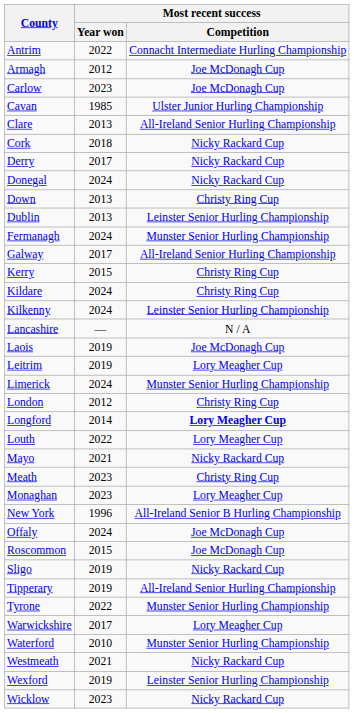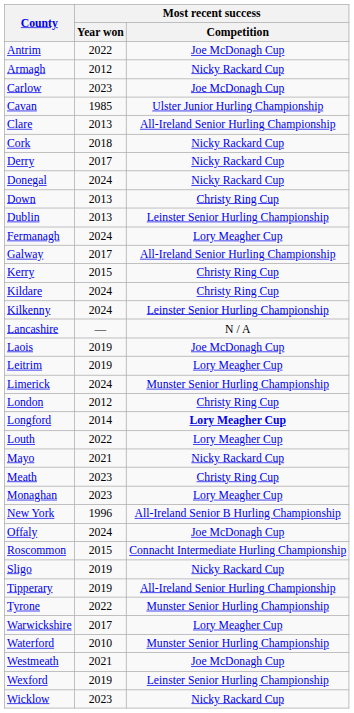(238, 50) Connacht Intermediate Hurling Championship -> (238, 50) Joe McDonagh Cup
(238, 69) Joe McDonagh Cup -> (238, 69) Nicky Rackard Cup
(238, 236) Munster Senior Hurling Championship -> (238, 236) Lory Meagher Cup
(238, 550) Joe McDonagh Cup -> (238, 550) Connacht Intermediate Hurling Championship
(238, 662) Nicky Rackard Cup -> (238, 662) Joe McDonagh Cup
